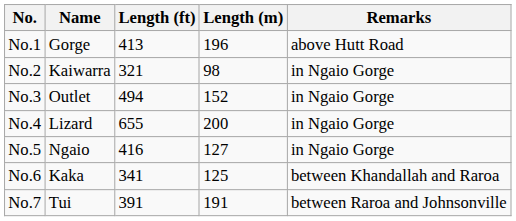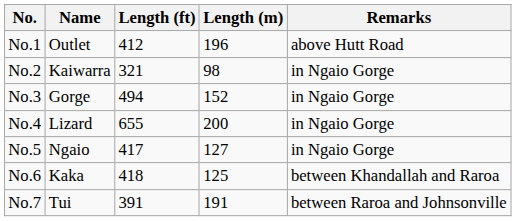(69, 44) Gorge -> (70, 44) Outlet
(131, 44) 413 -> (131, 44) 412
(70, 96) Outlet -> (69, 96) Gorge
(131, 149) 416 -> (131, 149) 417
(131, 176) 341 -> (131, 176) 418
